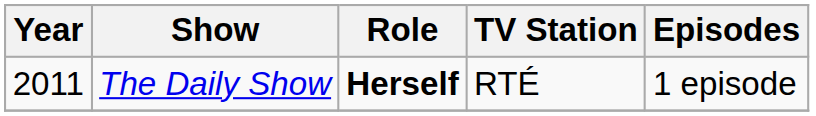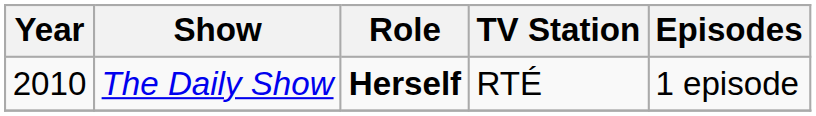(48, 83) 2011 -> (50, 83) 2010
